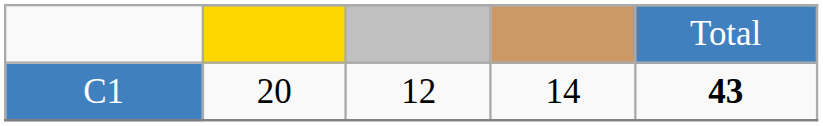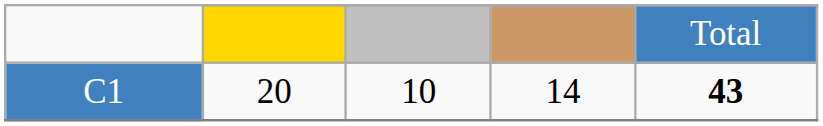(419, 91) 12 -> (419, 91) 10
